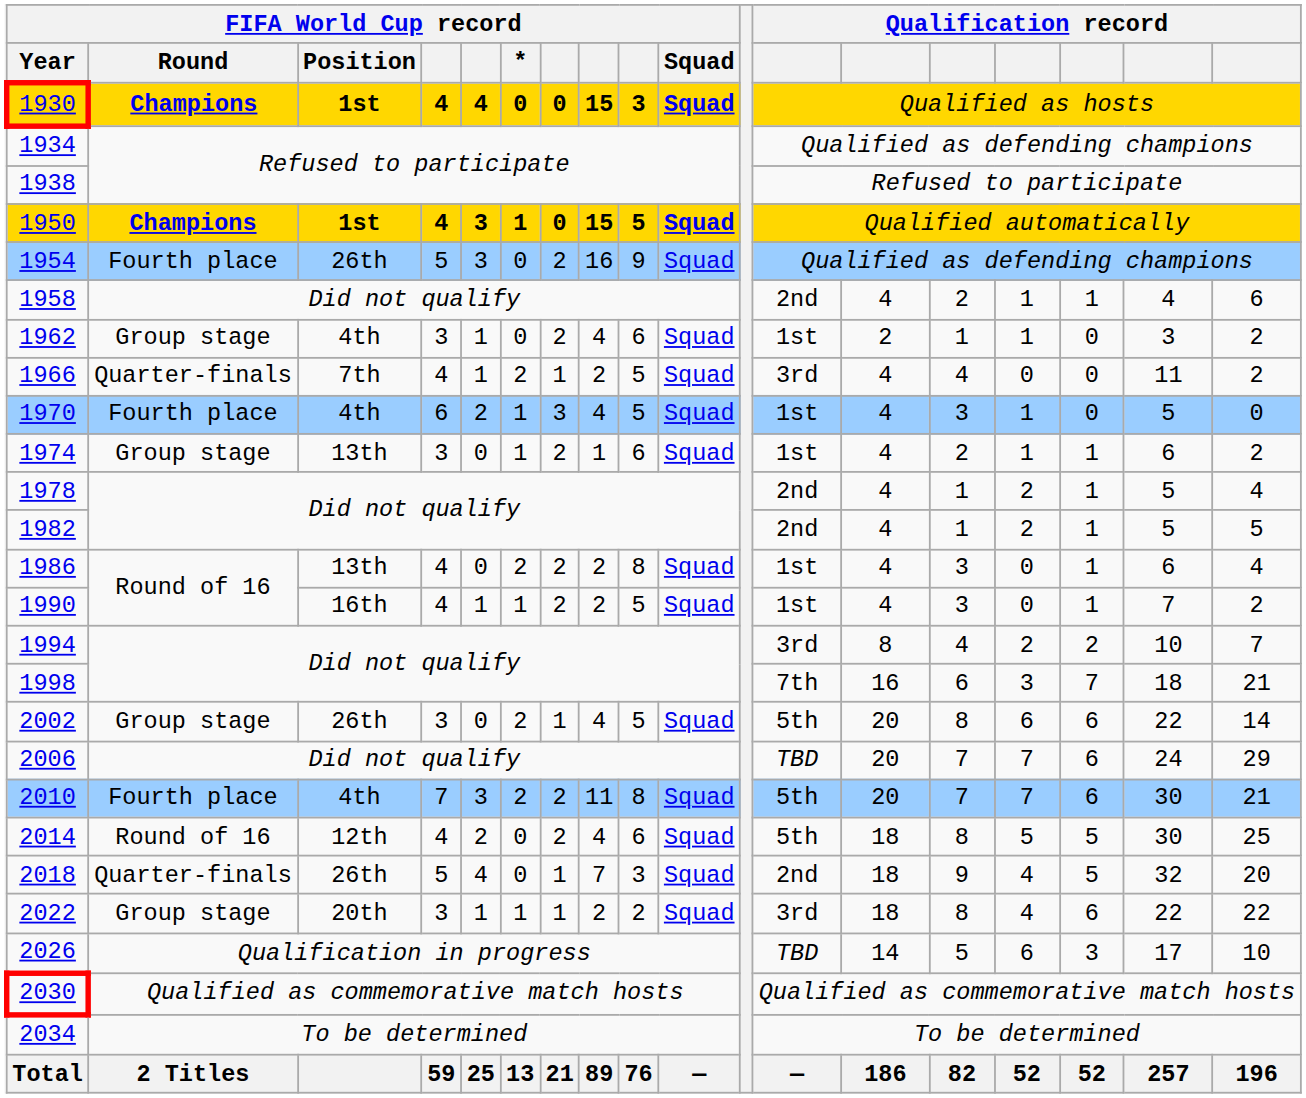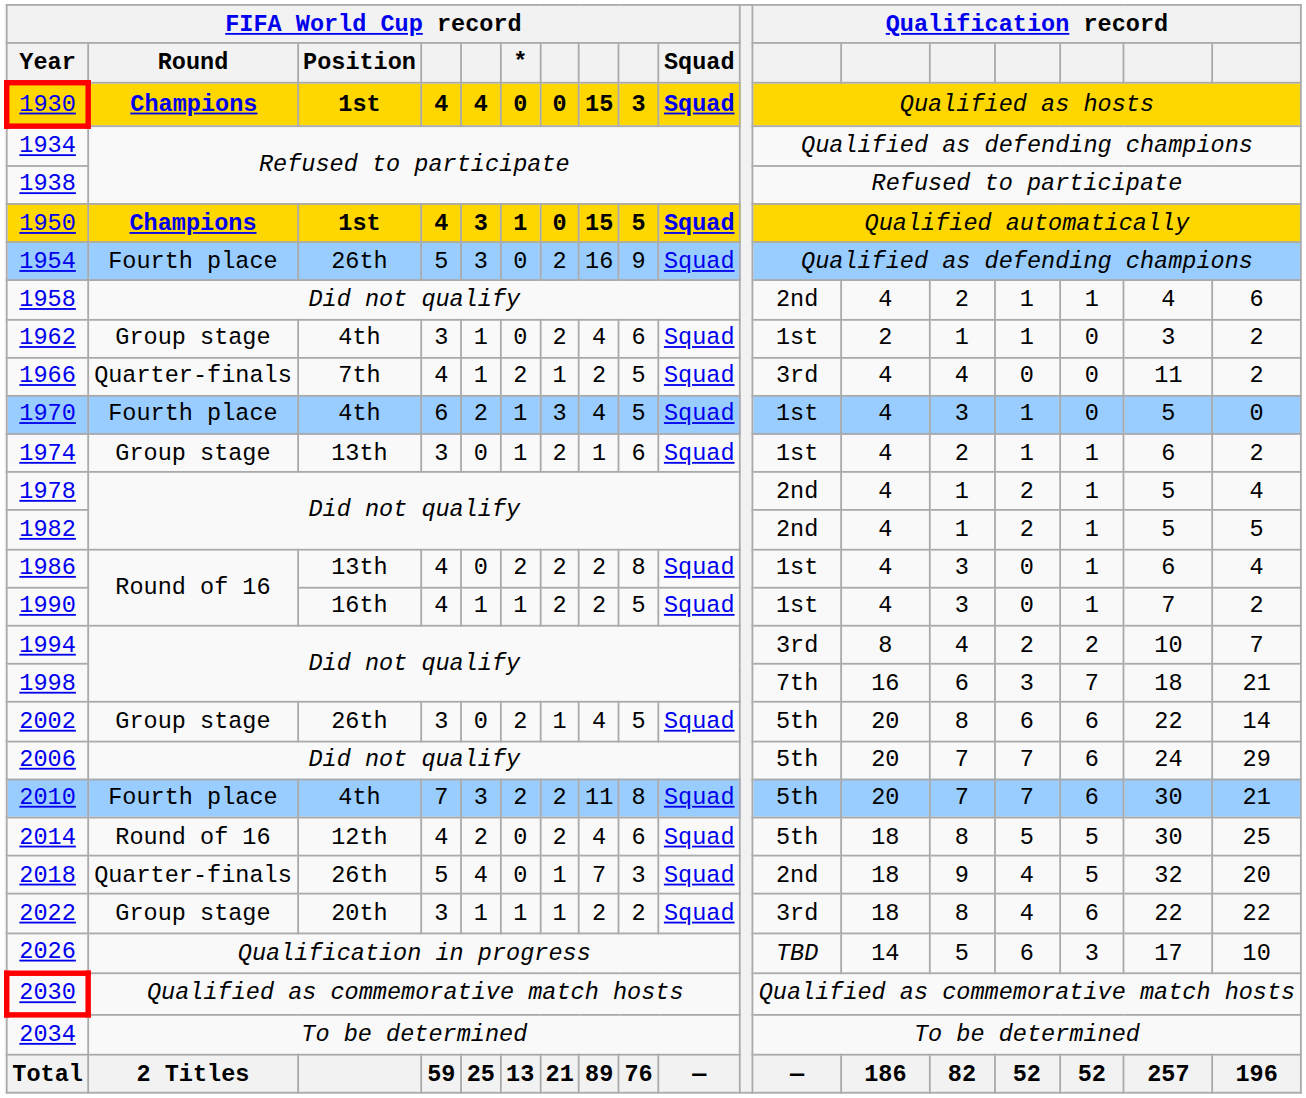(797, 760) TBD -> (797, 760) 5th
